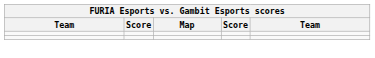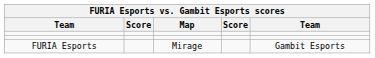+ row: (64, 46)
